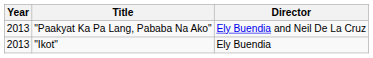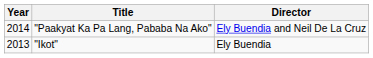(18, 28) 2013 -> (18, 28) 2014
